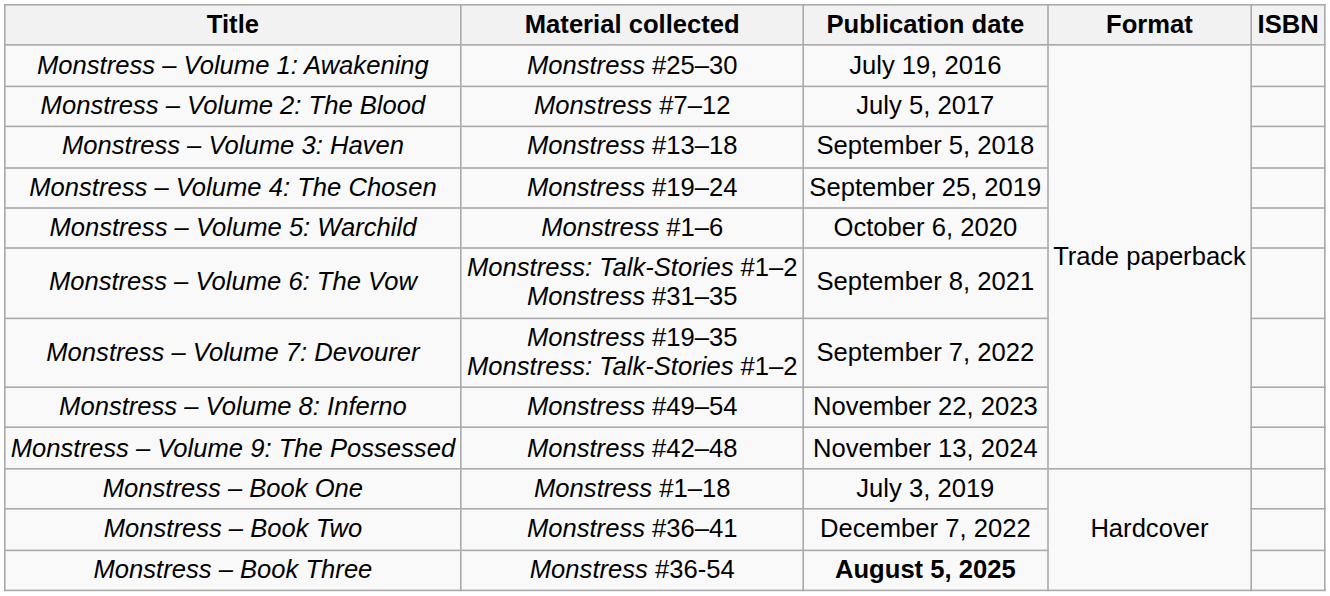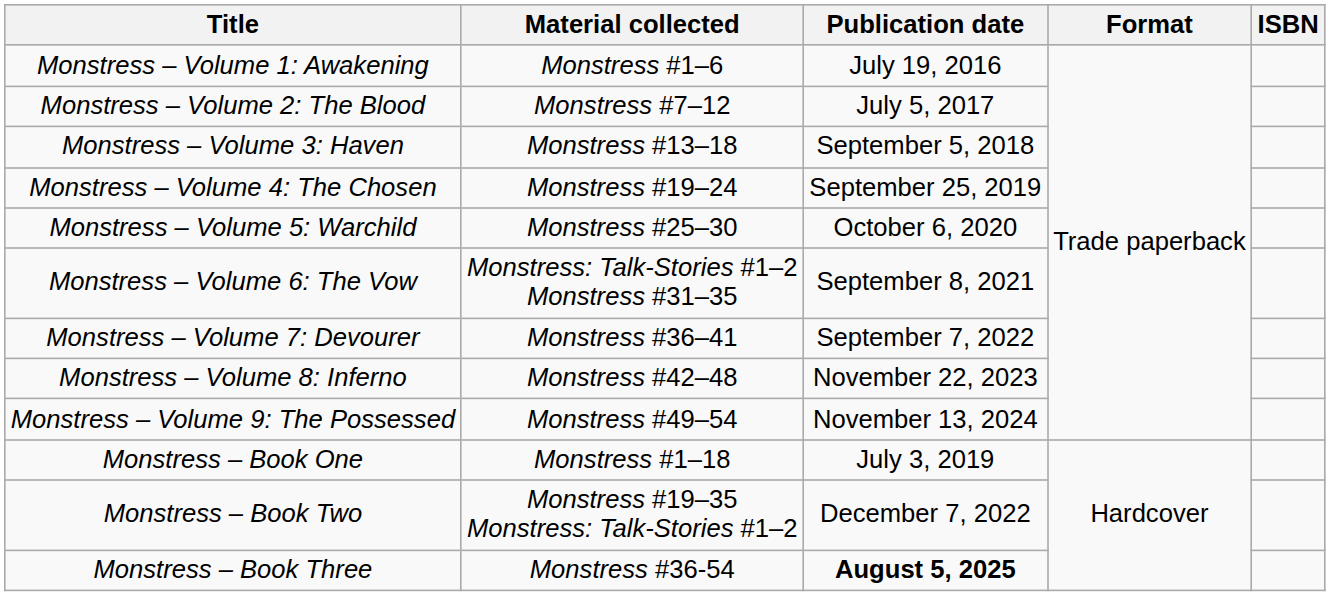(632, 65) Monstress #25–30 -> (632, 65) Monstress #1–6
(632, 227) Monstress #1–6 -> (632, 227) Monstress #25–30
(632, 352) Monstress #19–35 Monstress: Talk-Stories #1–2 -> (632, 337) Monstress #36–41
(632, 407) Monstress #49–54 -> (632, 378) Monstress #42–48
(632, 447) Monstress #42–48 -> (632, 418) Monstress #49–54
(632, 529) Monstress #36–41 -> (632, 514) Monstress #19–35 Monstress: Talk-Stories #1–2
